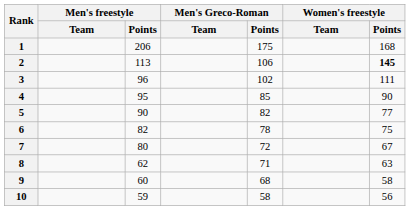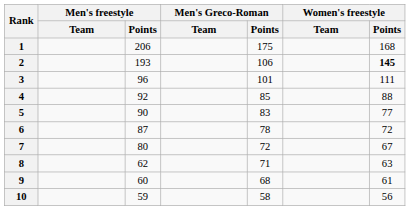(143, 63) 113 -> (143, 63) 193
(265, 79) 102 -> (265, 79) 101
(143, 96) 95 -> (143, 96) 92
(387, 96) 90 -> (387, 96) 88
(265, 113) 82 -> (265, 113) 83
(143, 130) 82 -> (143, 130) 87
(387, 130) 75 -> (387, 130) 72
(387, 180) 58 -> (387, 180) 61
